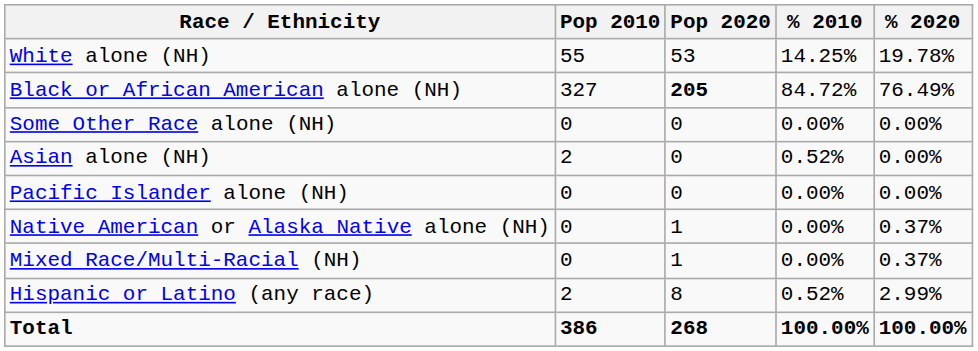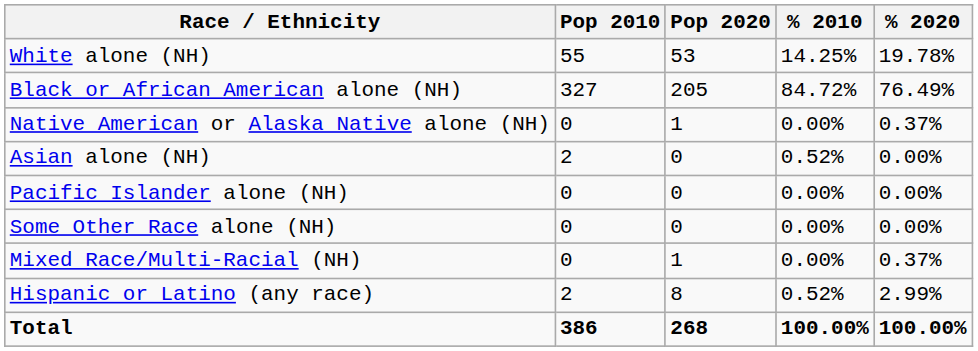(689, 90) bold -> (689, 90) normal
rows swapped: (280, 227) <-> (173, 124)
